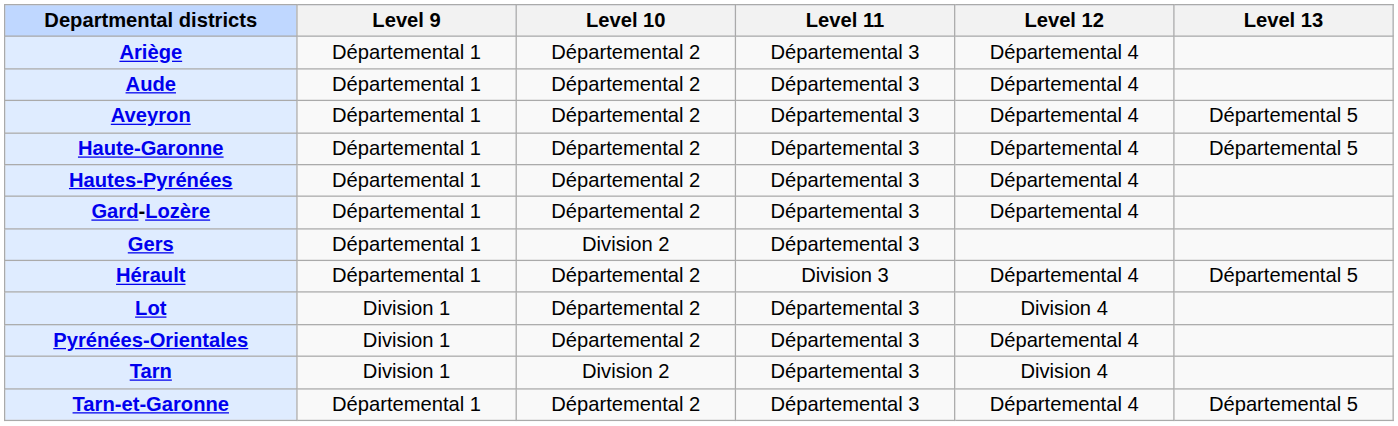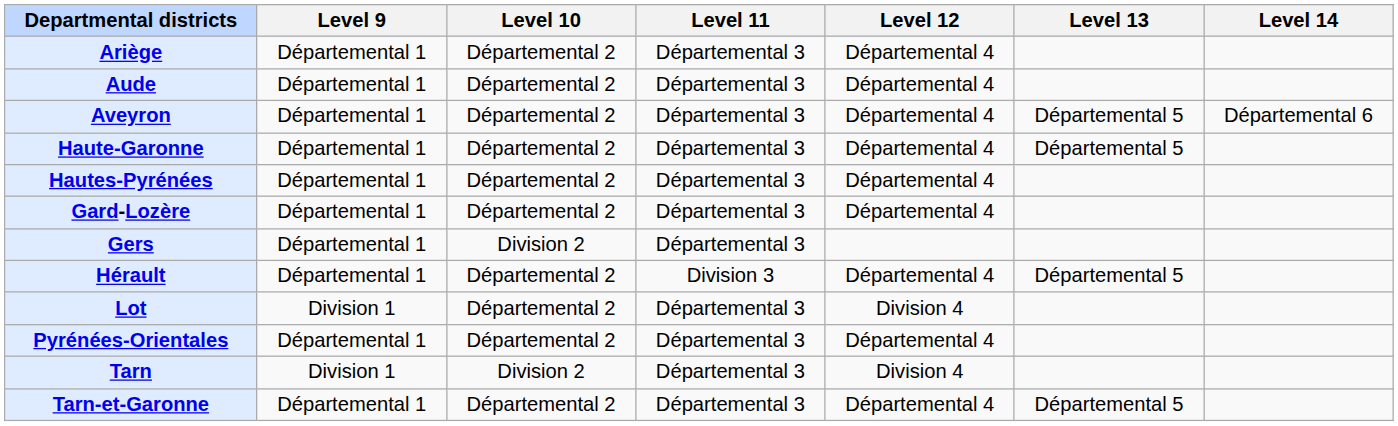+ column: (1298, 20)
(407, 340) Division 1 -> (352, 340) Départemental 1
